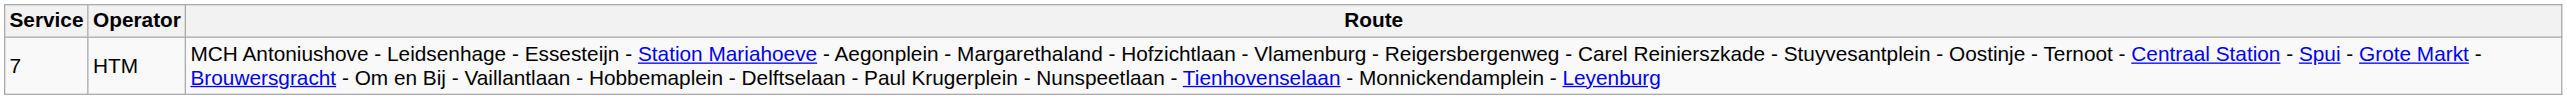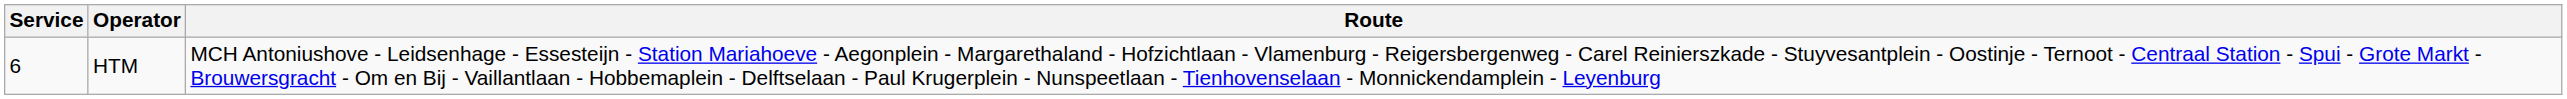(15, 65) 7 -> (15, 65) 6
